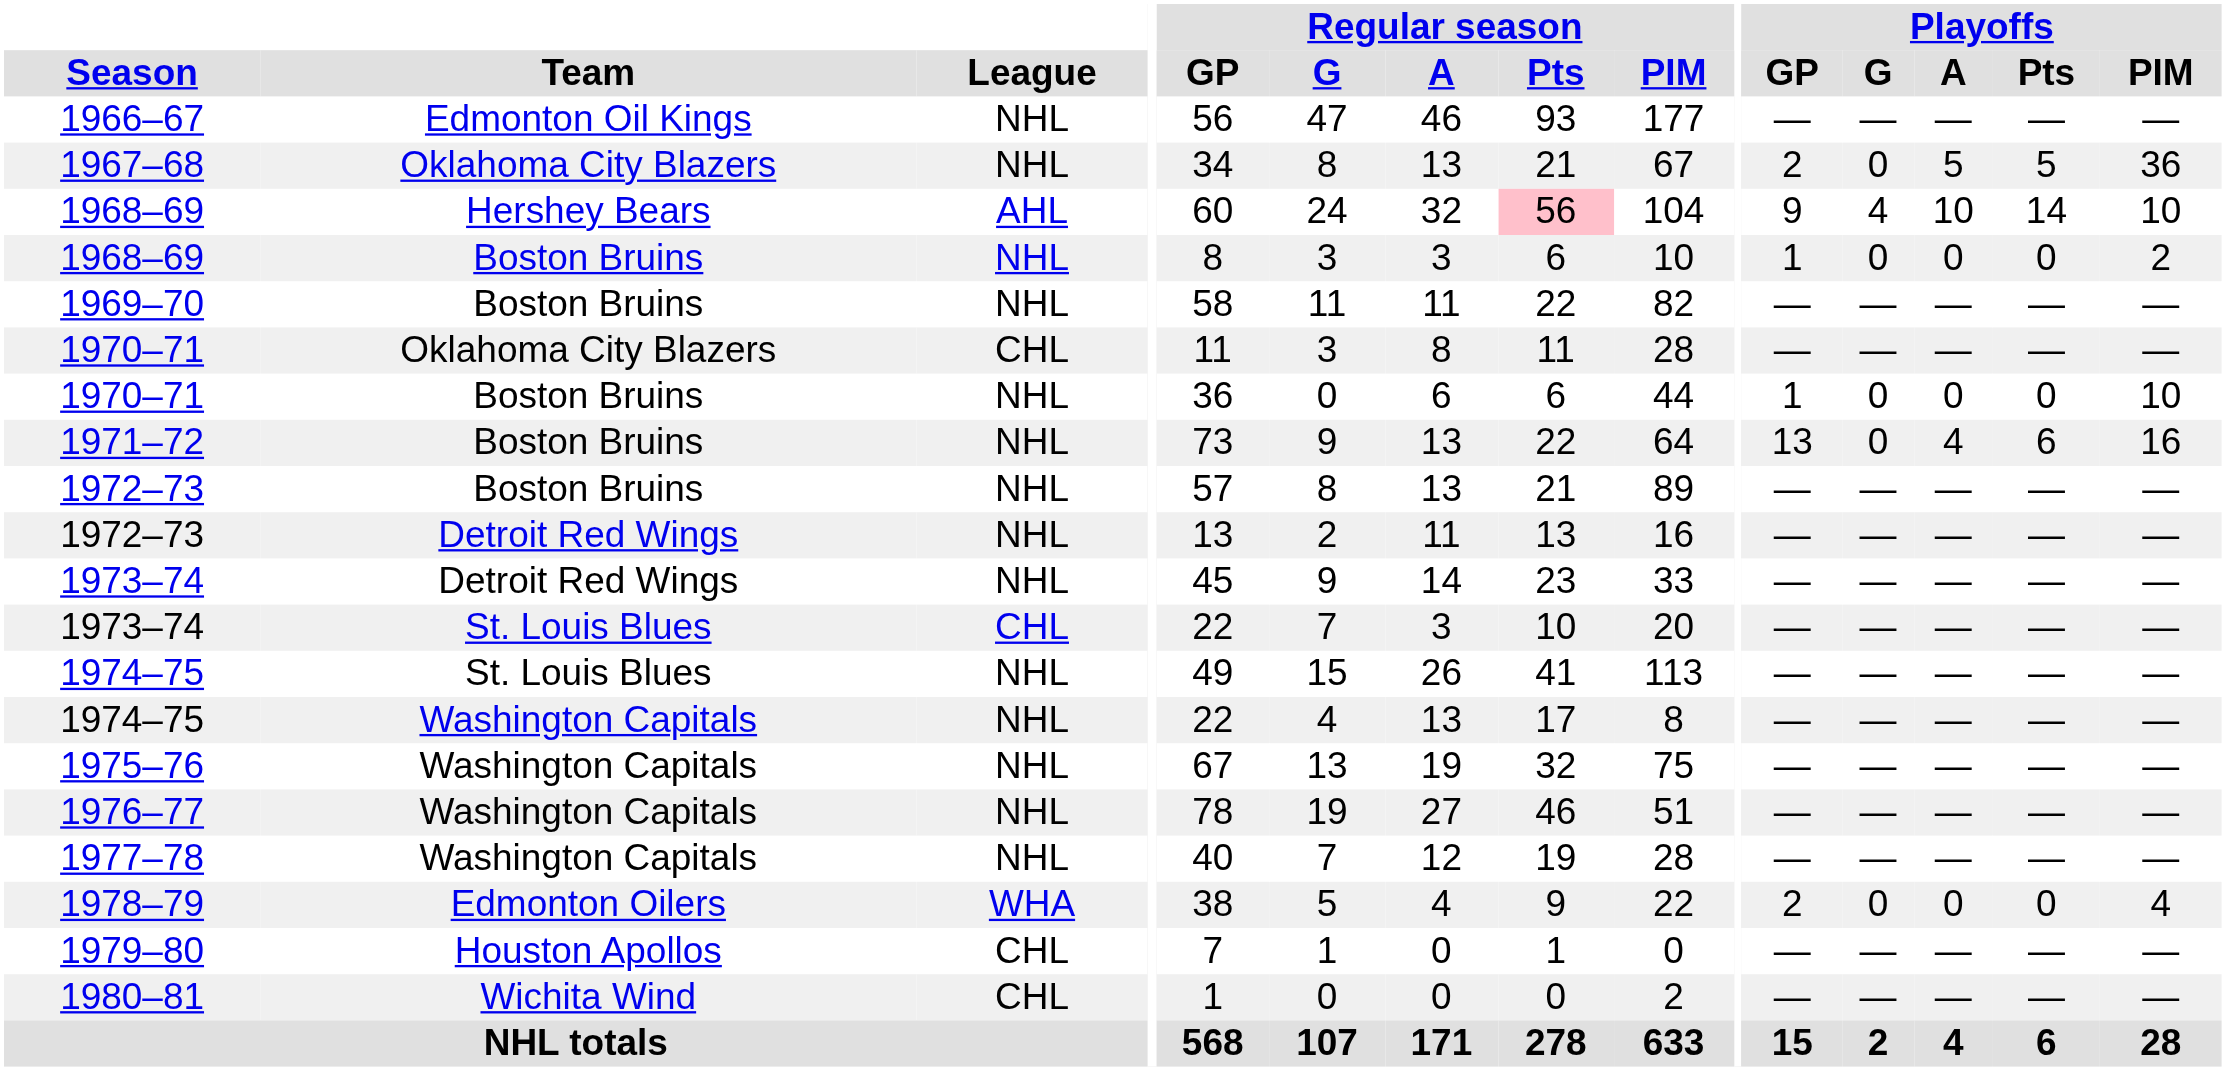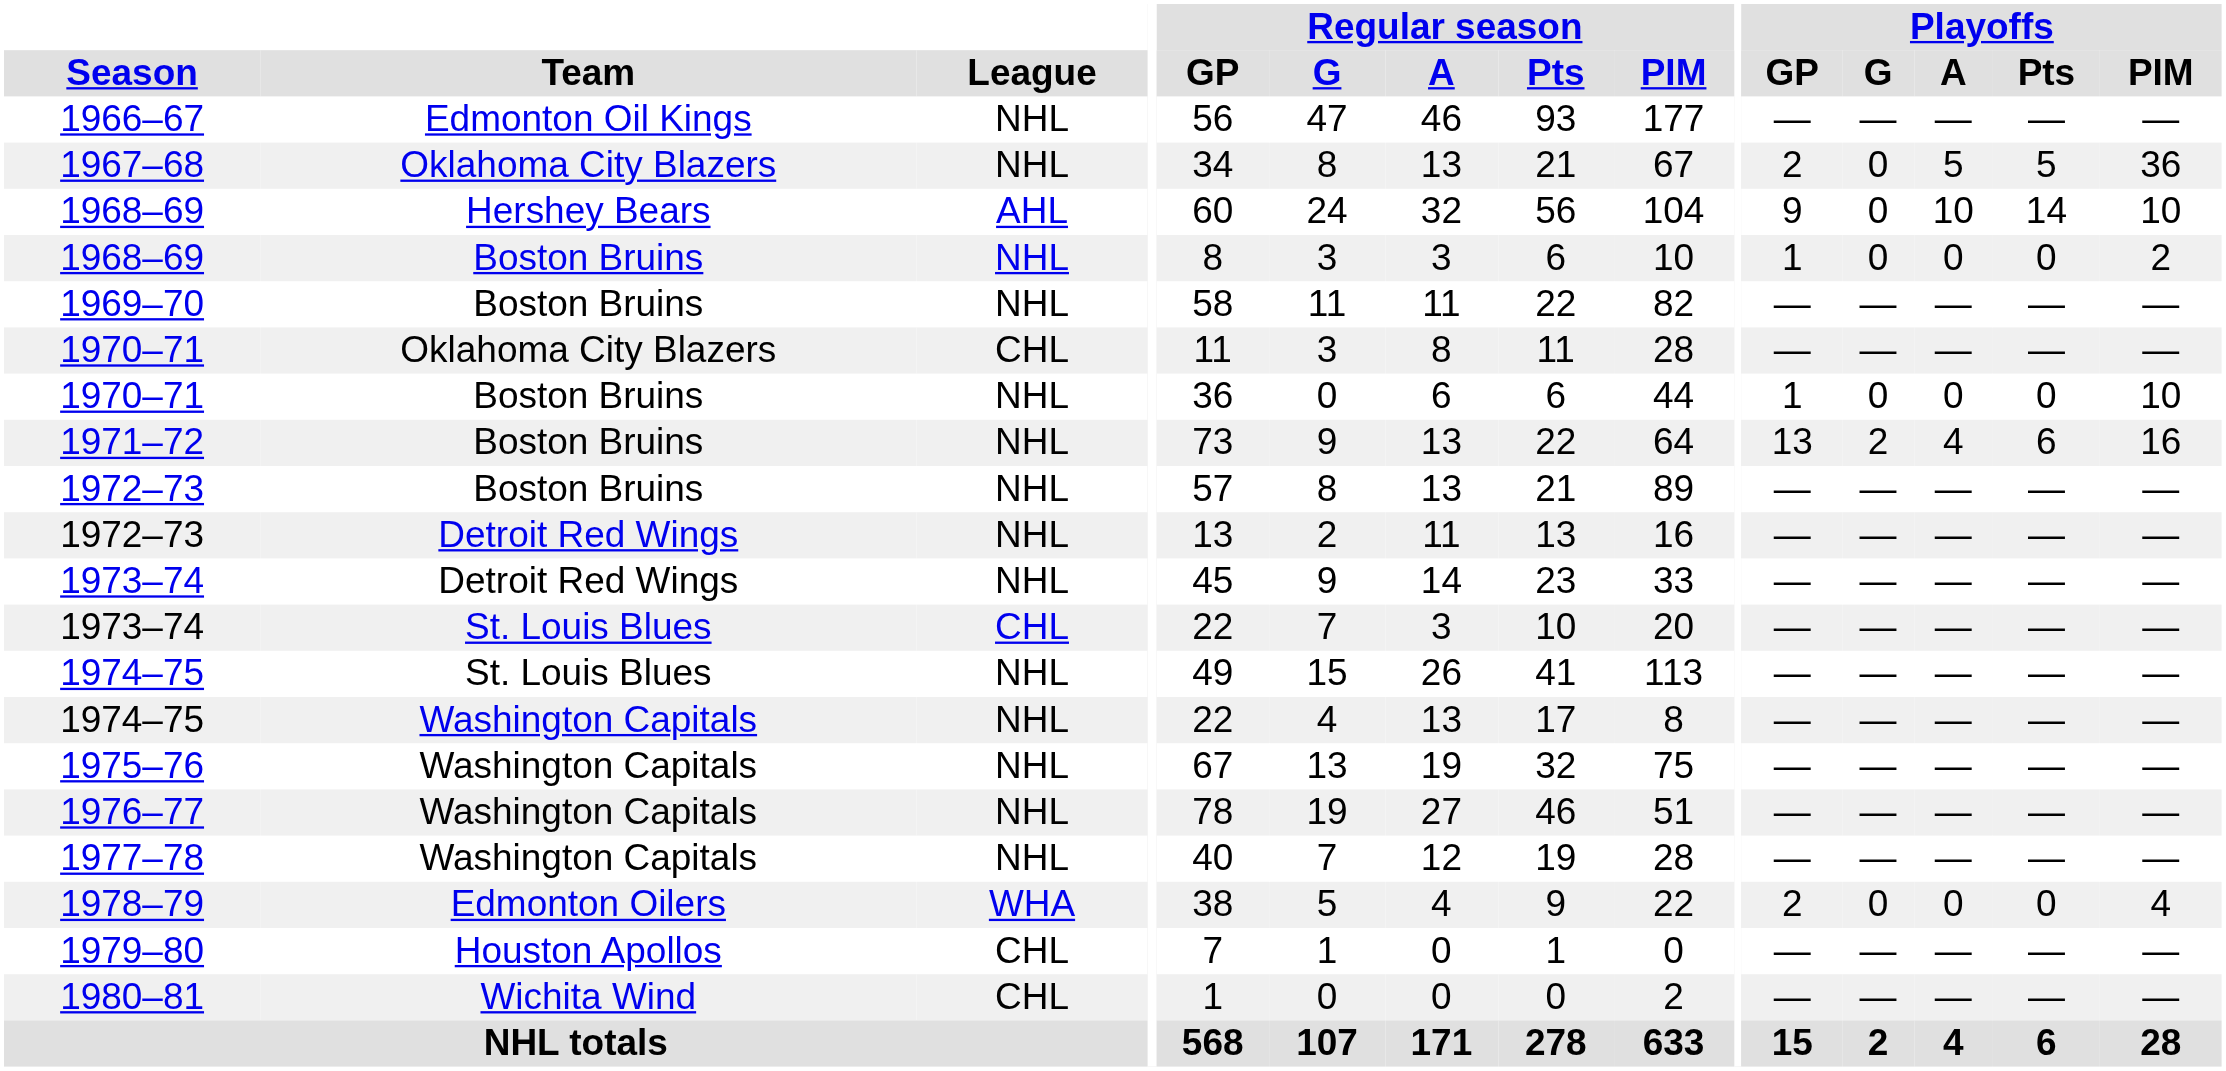(1556, 211) pink background -> (1556, 211) no background
(1878, 211) 4 -> (1878, 211) 0
(1878, 442) 0 -> (1878, 442) 2
